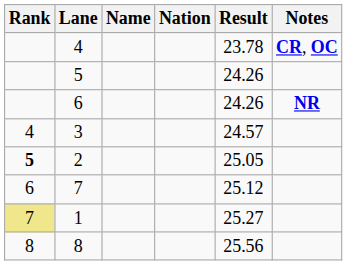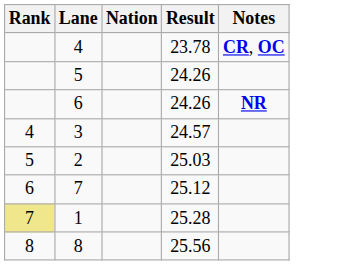- column: (128, 18)
(30, 160) bold -> (30, 160) normal
(243, 160) 25.05 -> (190, 160) 25.03
(243, 217) 25.27 -> (190, 217) 25.28
